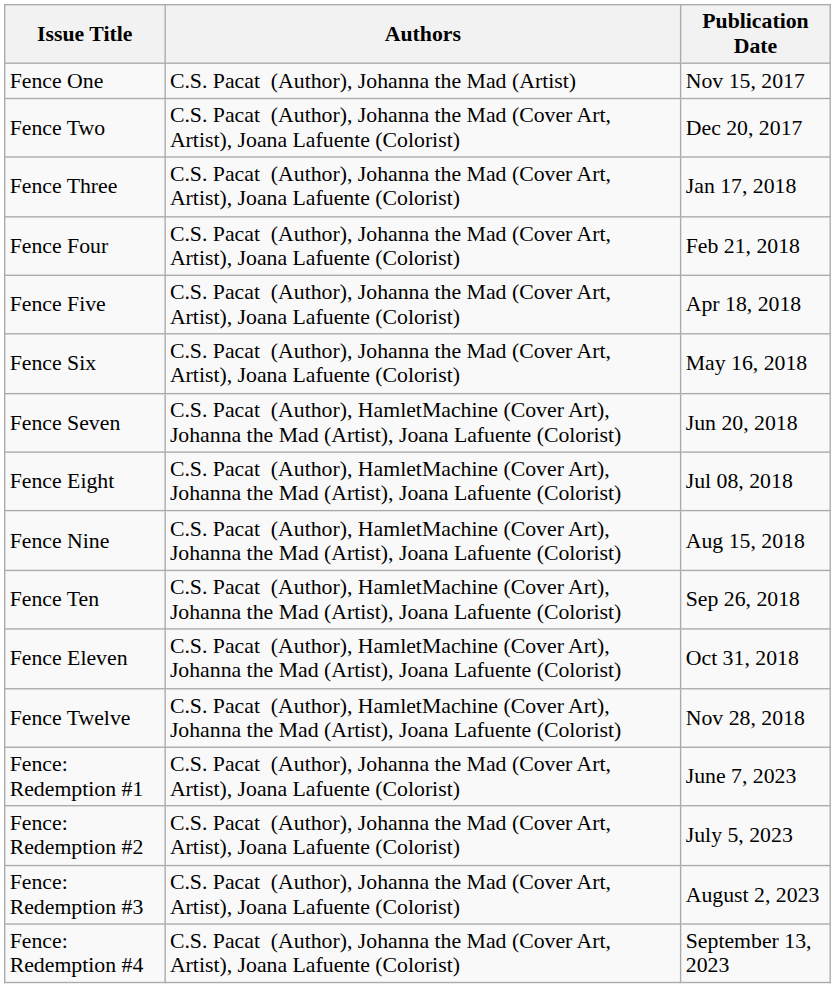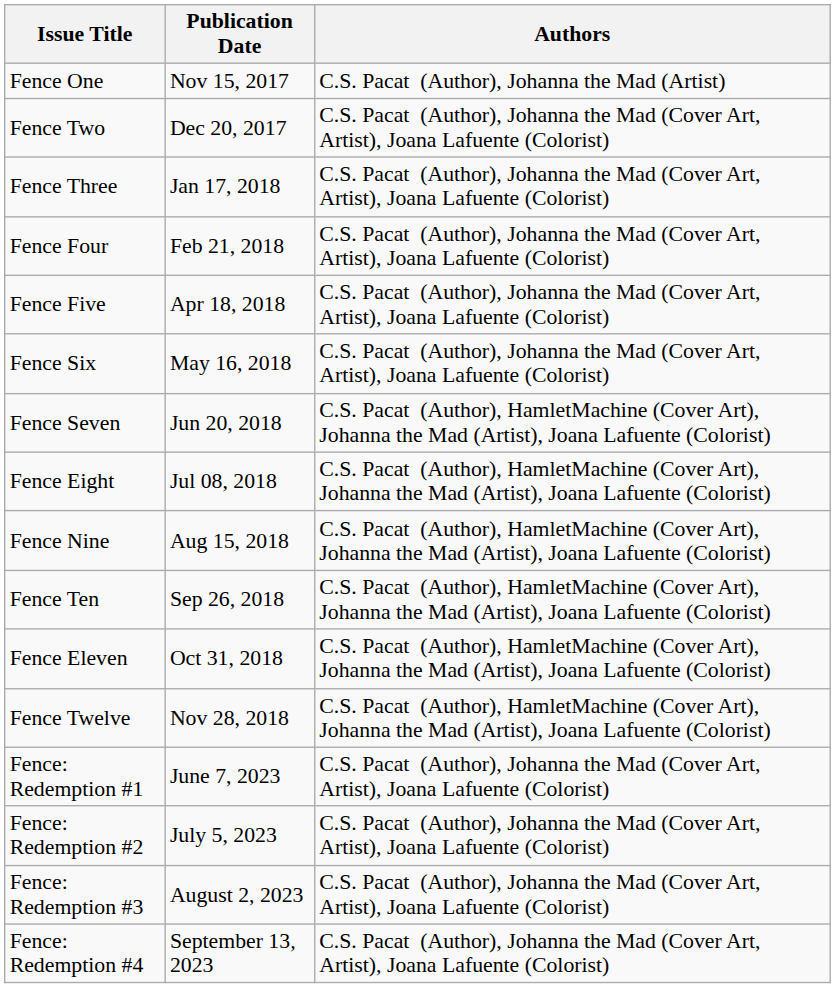columns swapped: (423, 33) <-> (755, 33)
